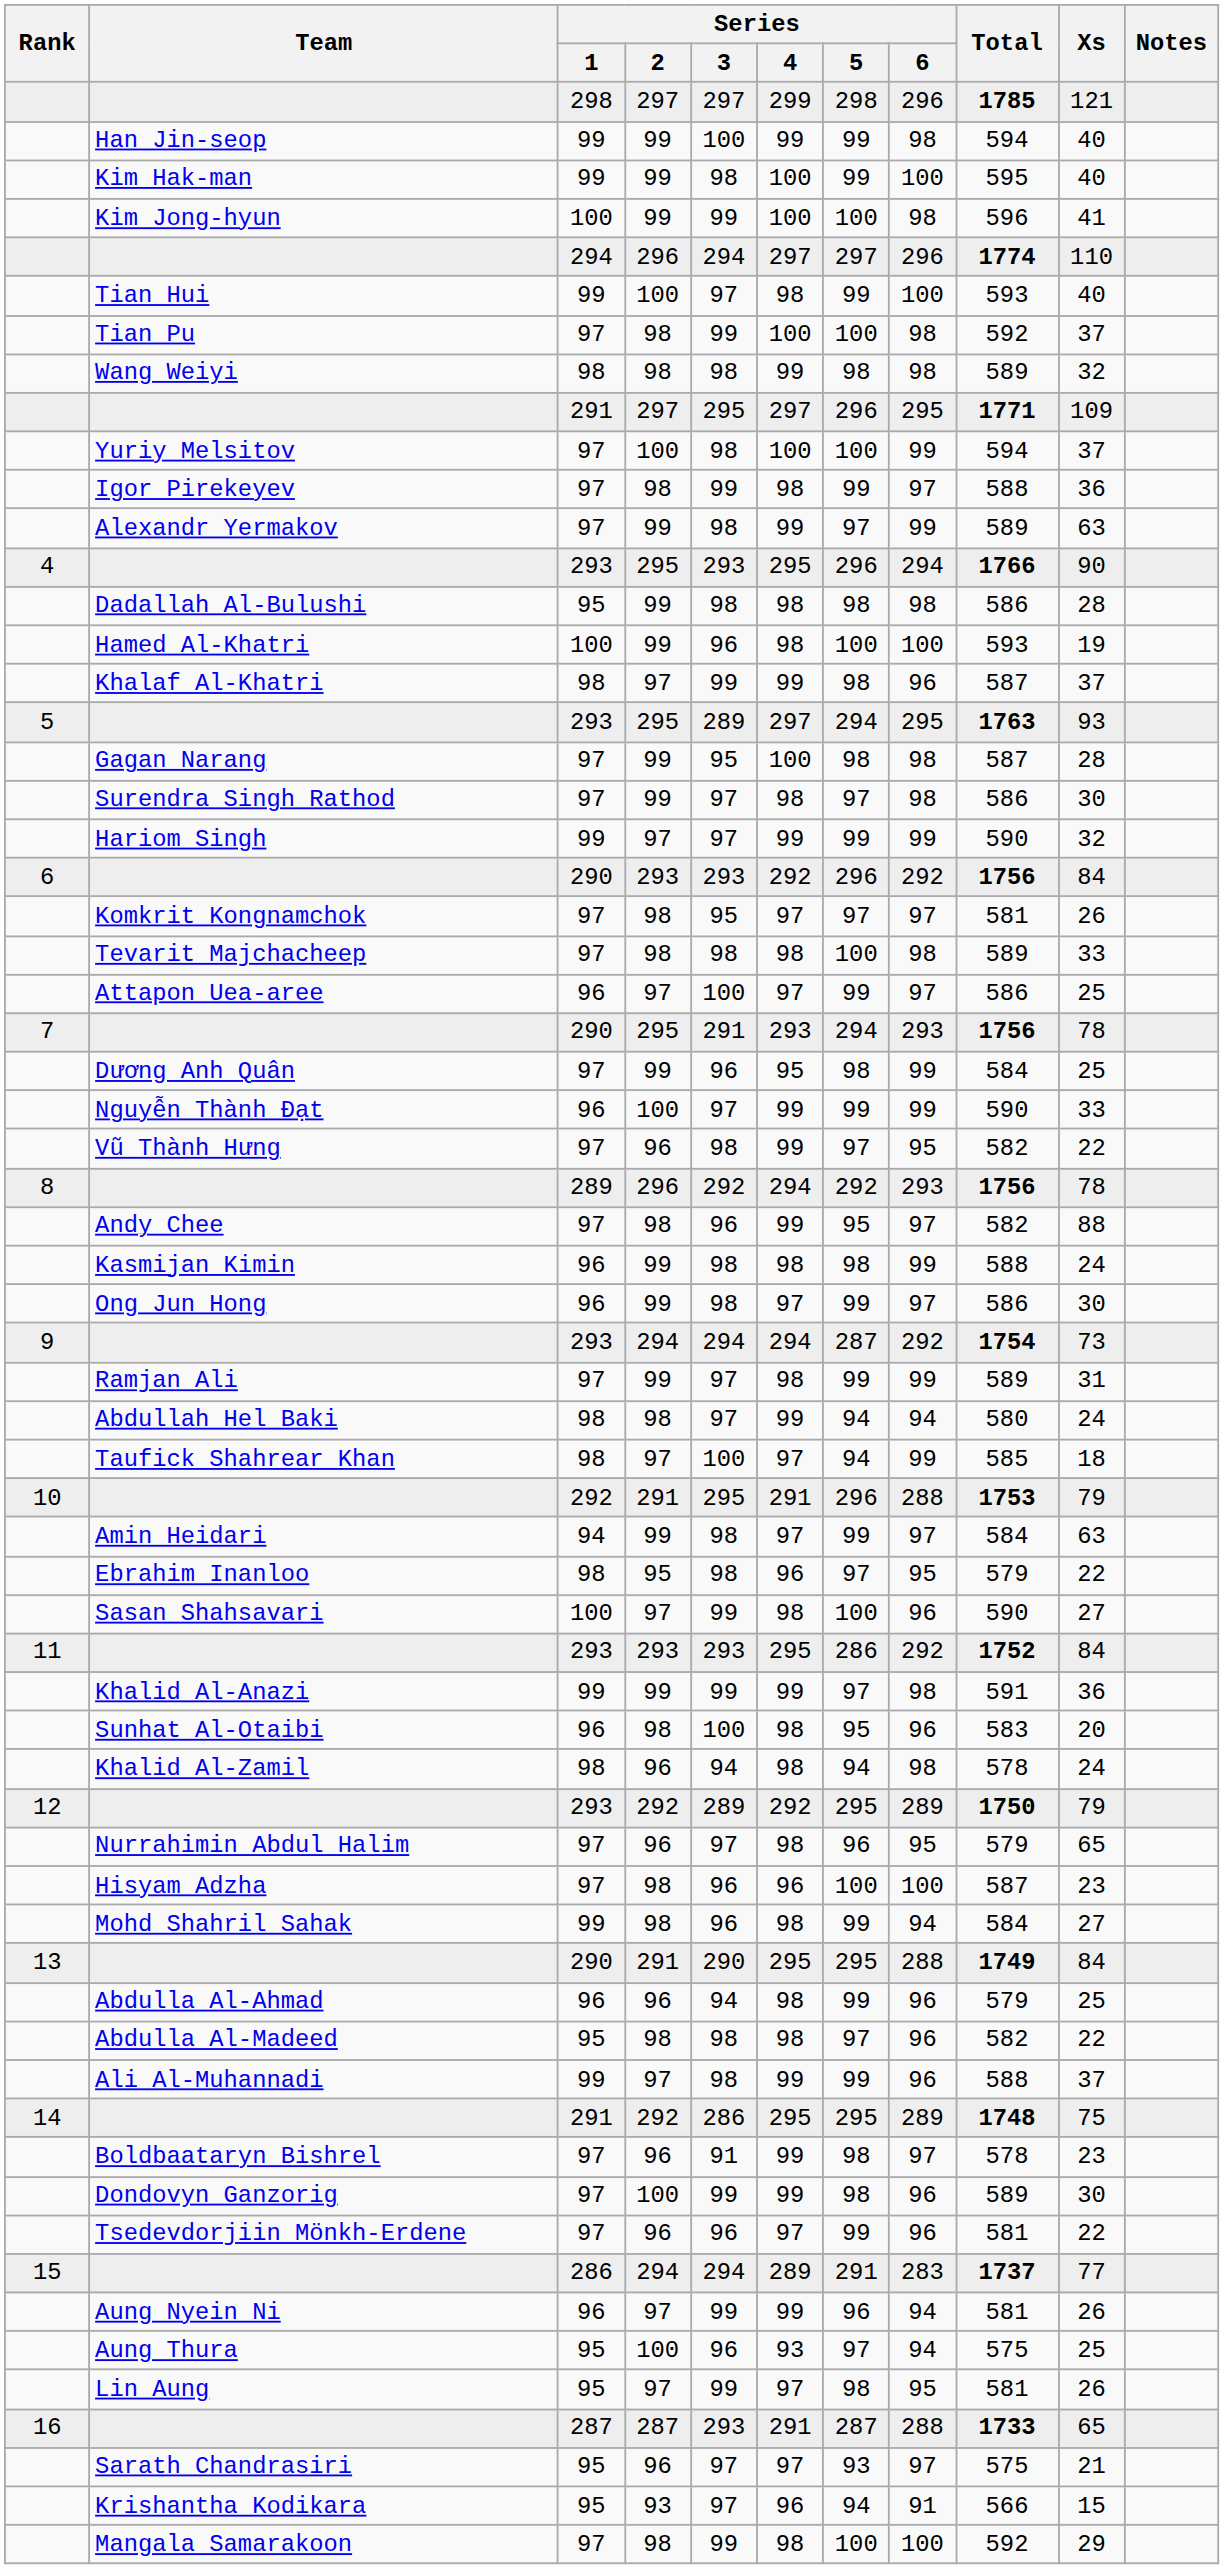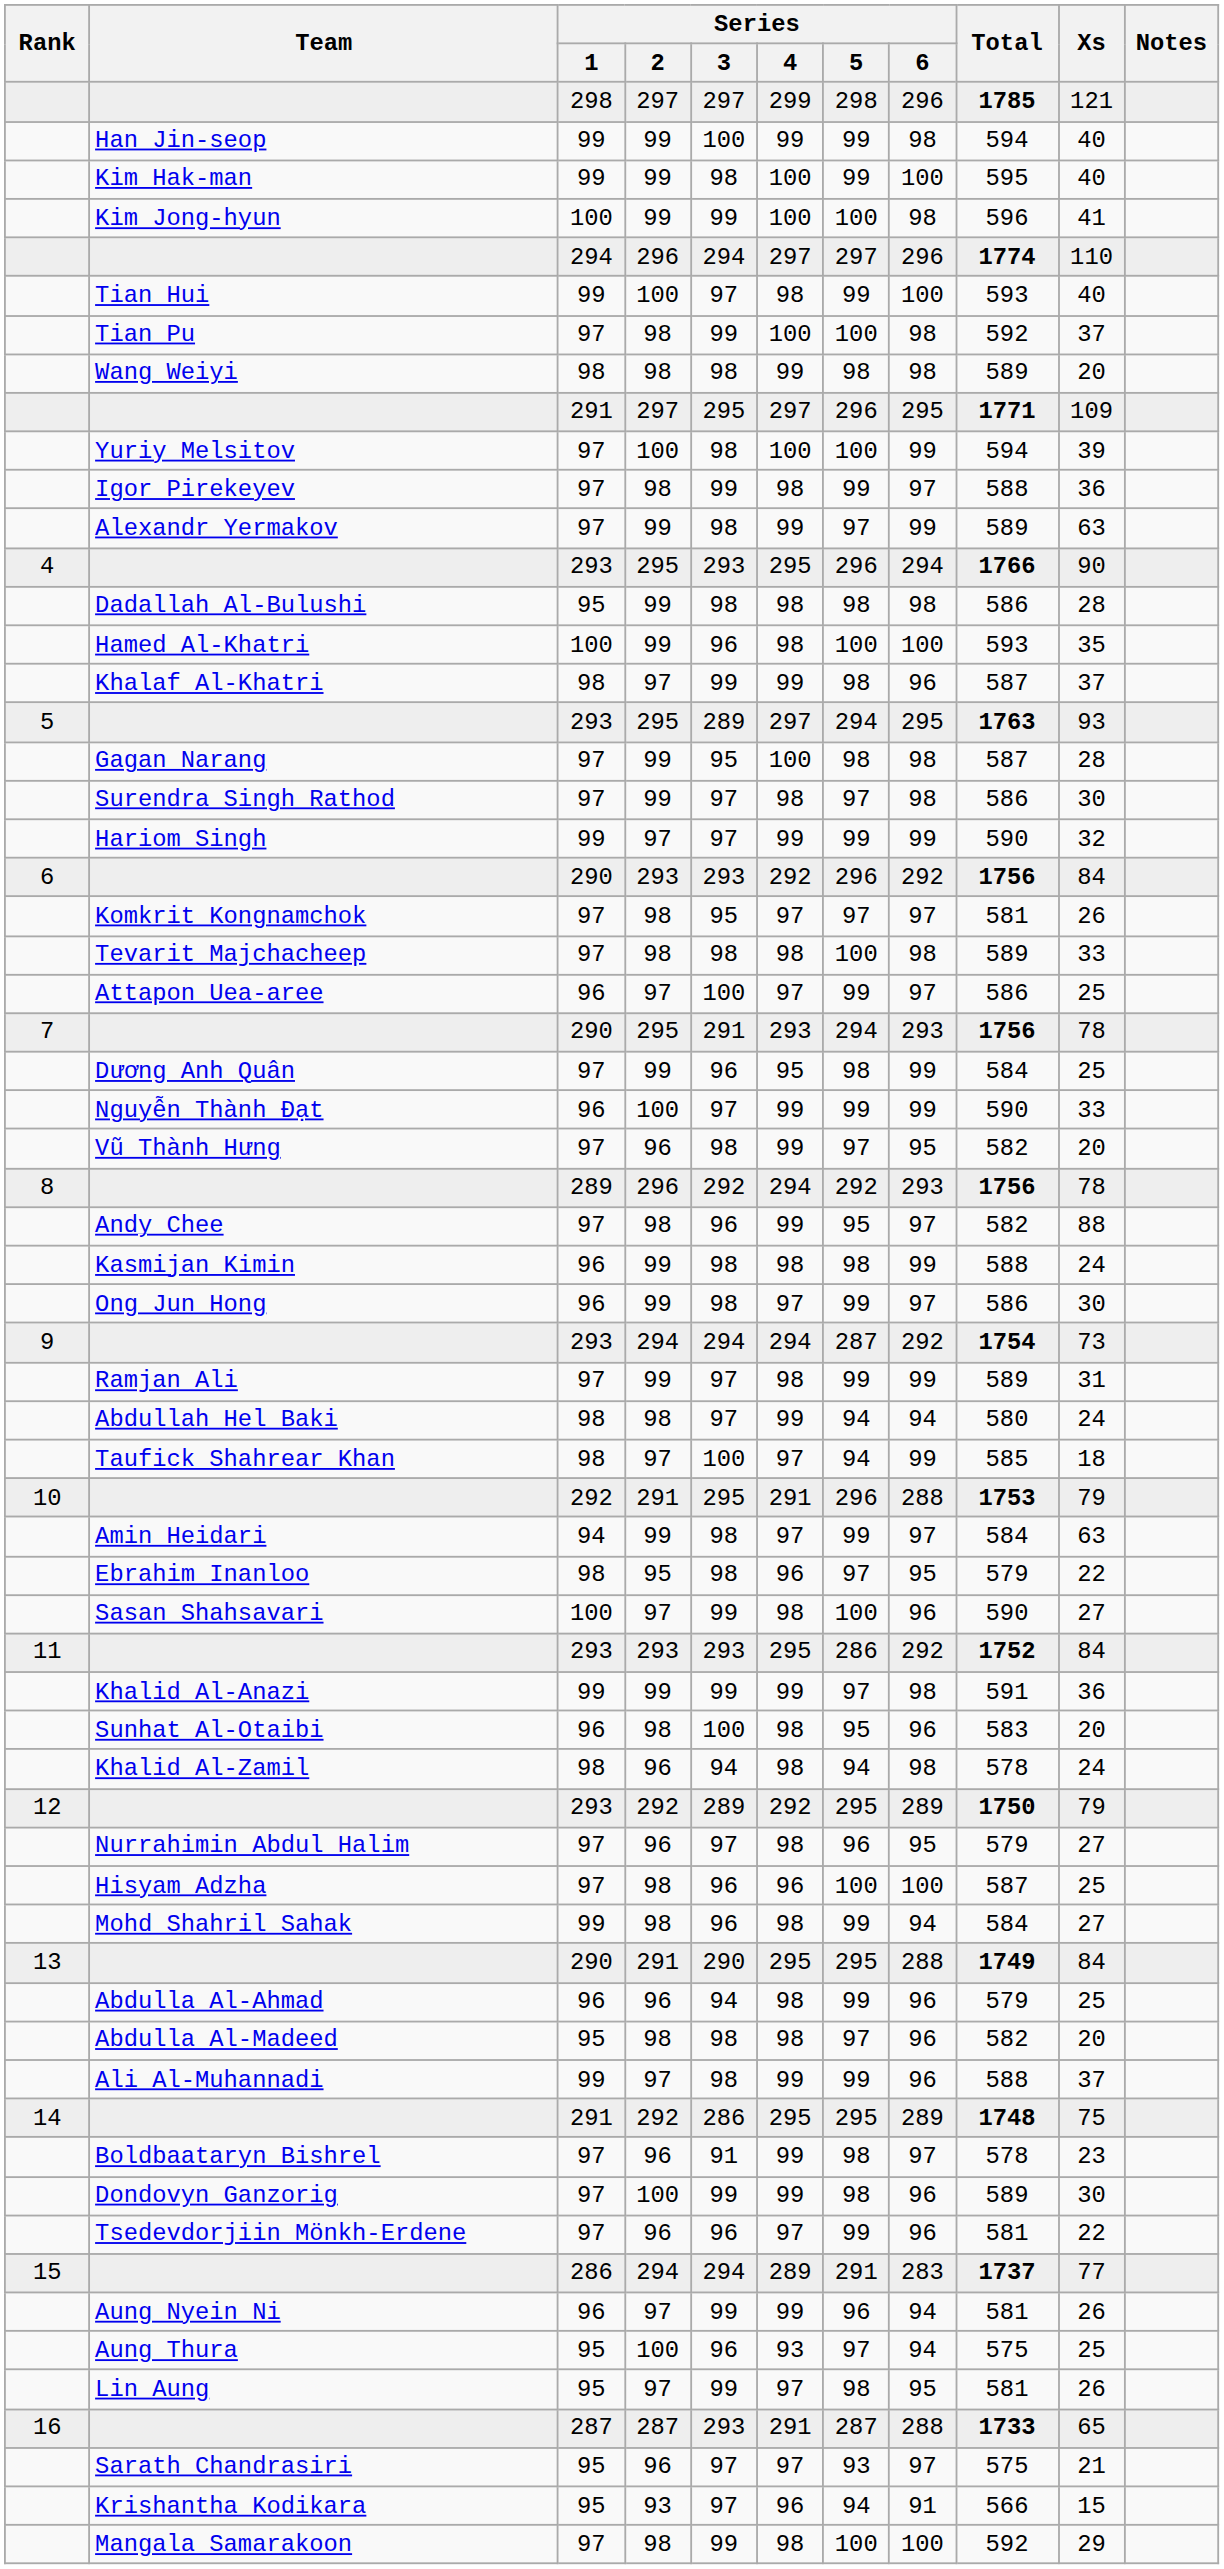(1092, 373) 32 -> (1092, 373) 20
(1092, 451) 37 -> (1092, 451) 39
(1092, 645) 19 -> (1092, 645) 35
(1092, 1149) 22 -> (1092, 1149) 20
(1092, 1847) 65 -> (1092, 1847) 27
(1092, 1885) 23 -> (1092, 1885) 25
(1092, 2041) 22 -> (1092, 2041) 20
